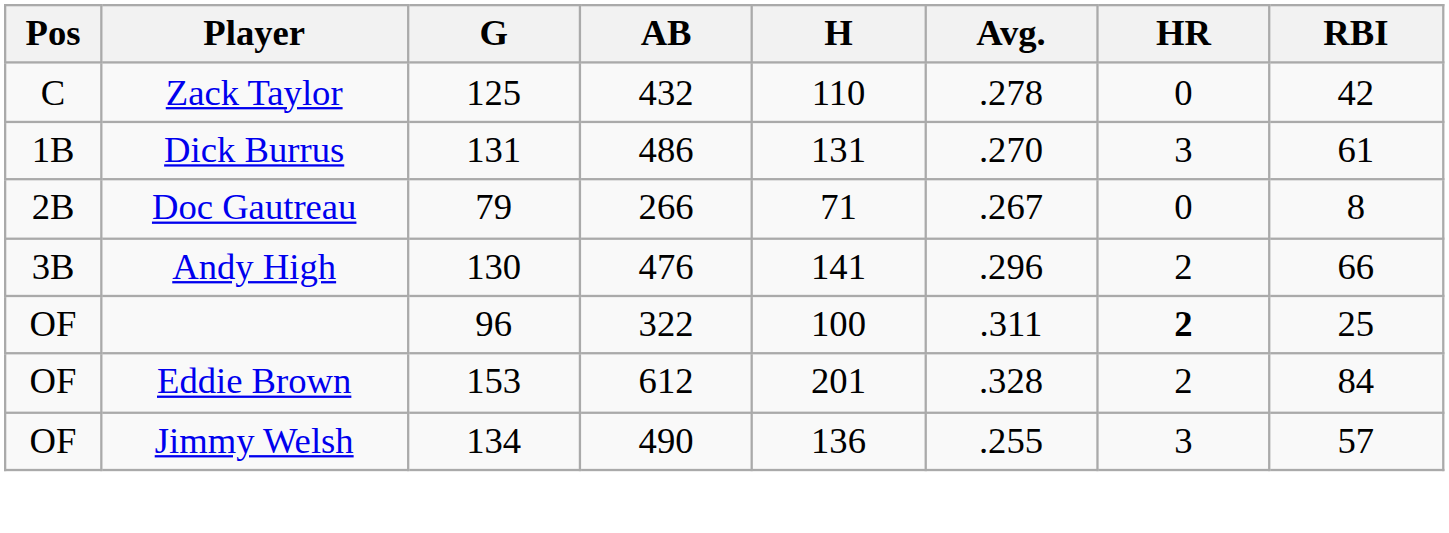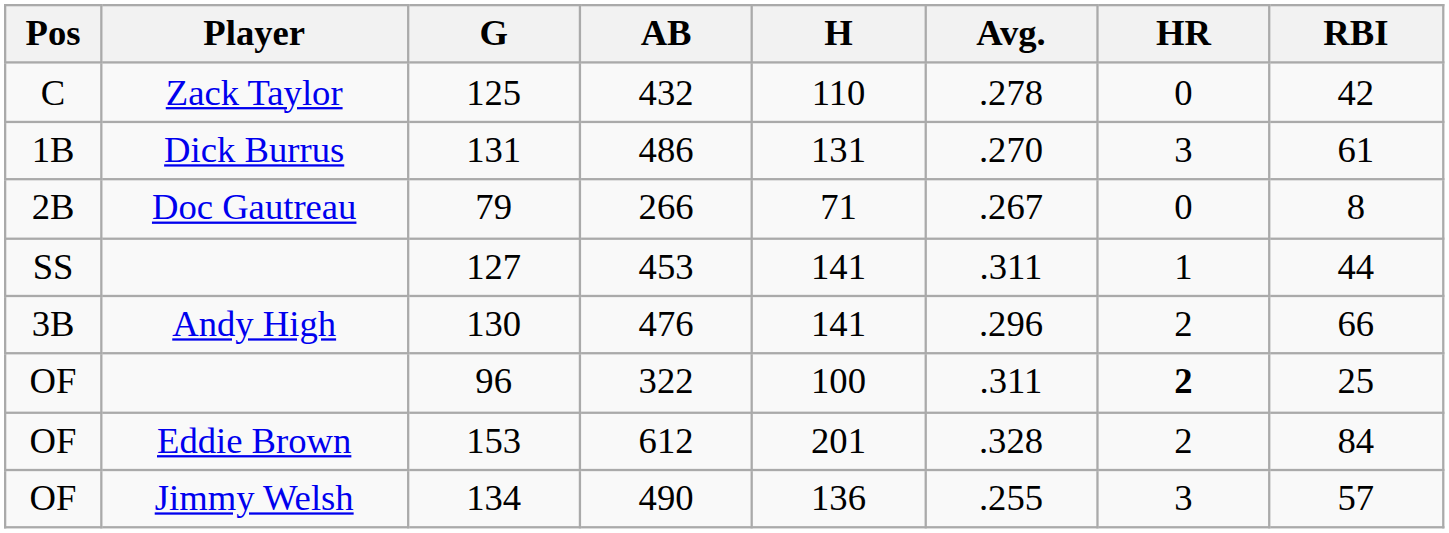+ row: (494, 265)
